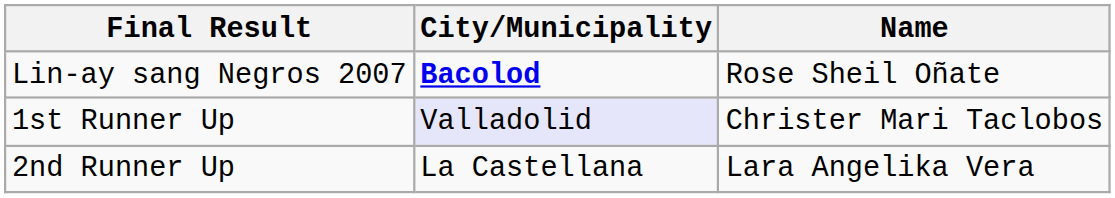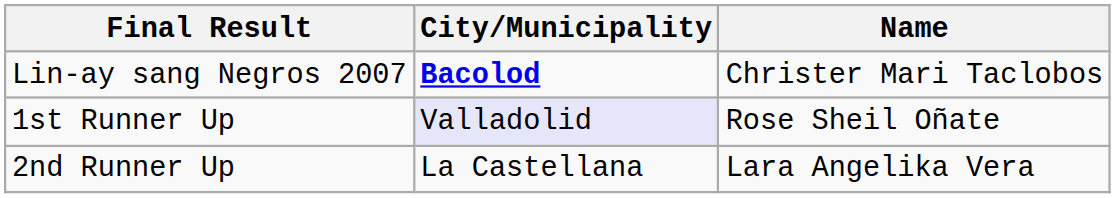(863, 75) Rose Sheil Oñate -> (914, 75) Christer Mari Taclobos
(914, 122) Christer Mari Taclobos -> (863, 122) Rose Sheil Oñate
